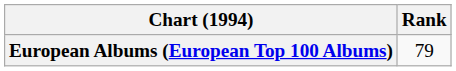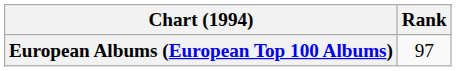(424, 50) 79 -> (424, 50) 97
